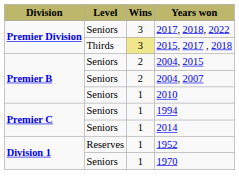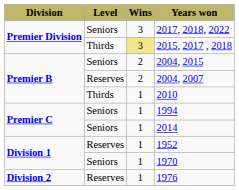(102, 78) Seniors -> (105, 78) Reserves
(102, 95) Seniors -> (100, 95) Thirds
+ row: (167, 177)
